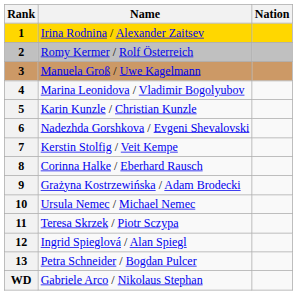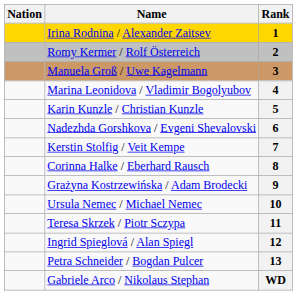columns swapped: (21, 14) <-> (272, 14)
